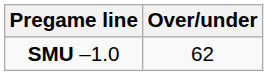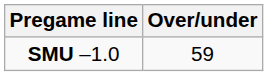(202, 53) 62 -> (202, 53) 59
